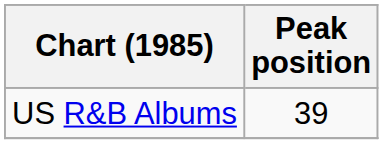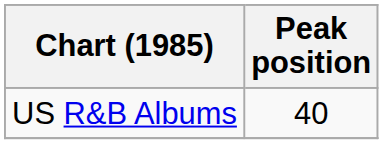(311, 112) 39 -> (311, 112) 40
